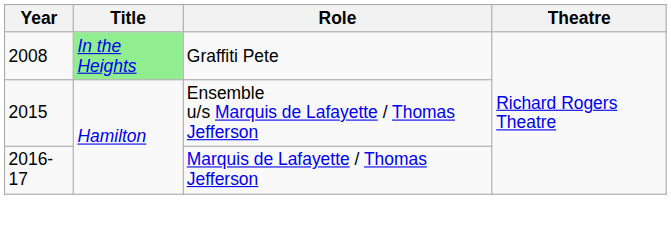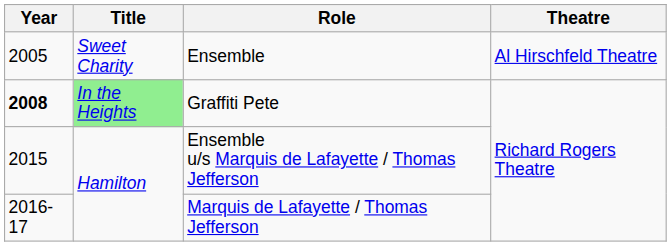+ row: (226, 55)
(28, 55) normal -> (28, 103) bold
